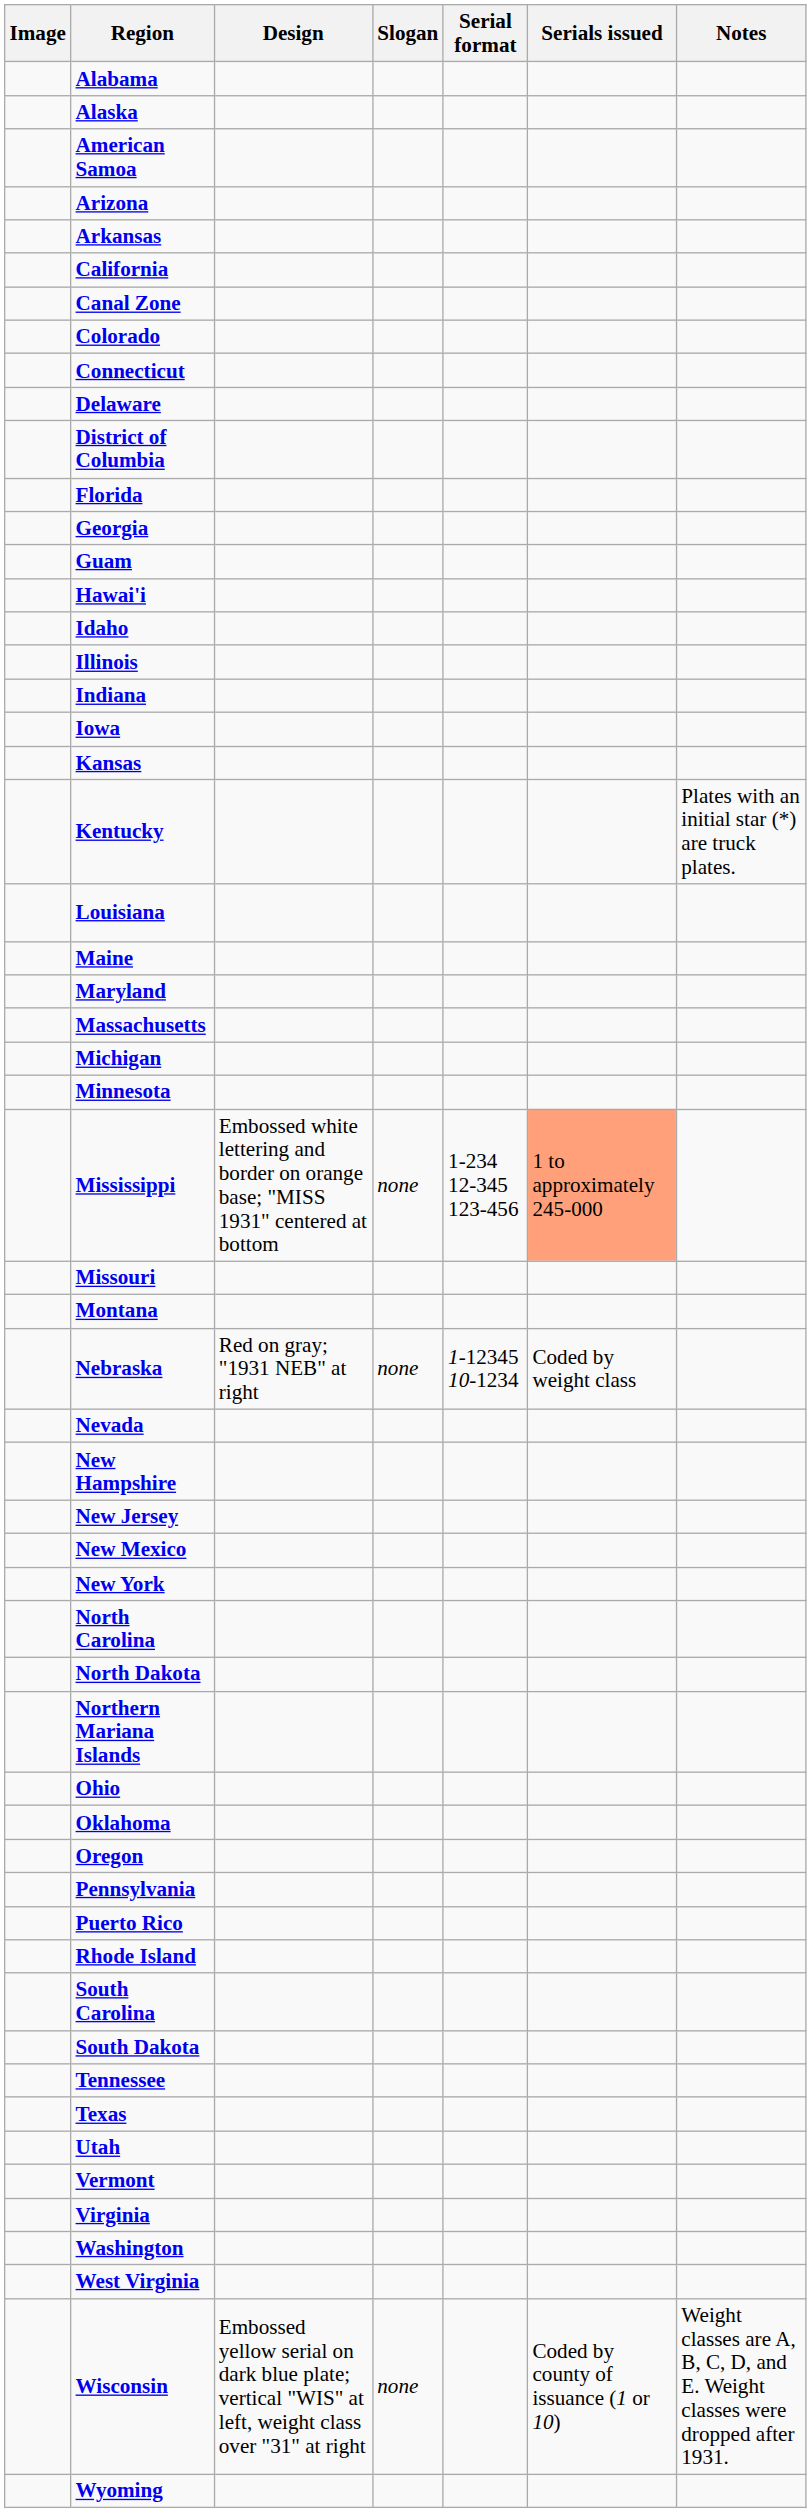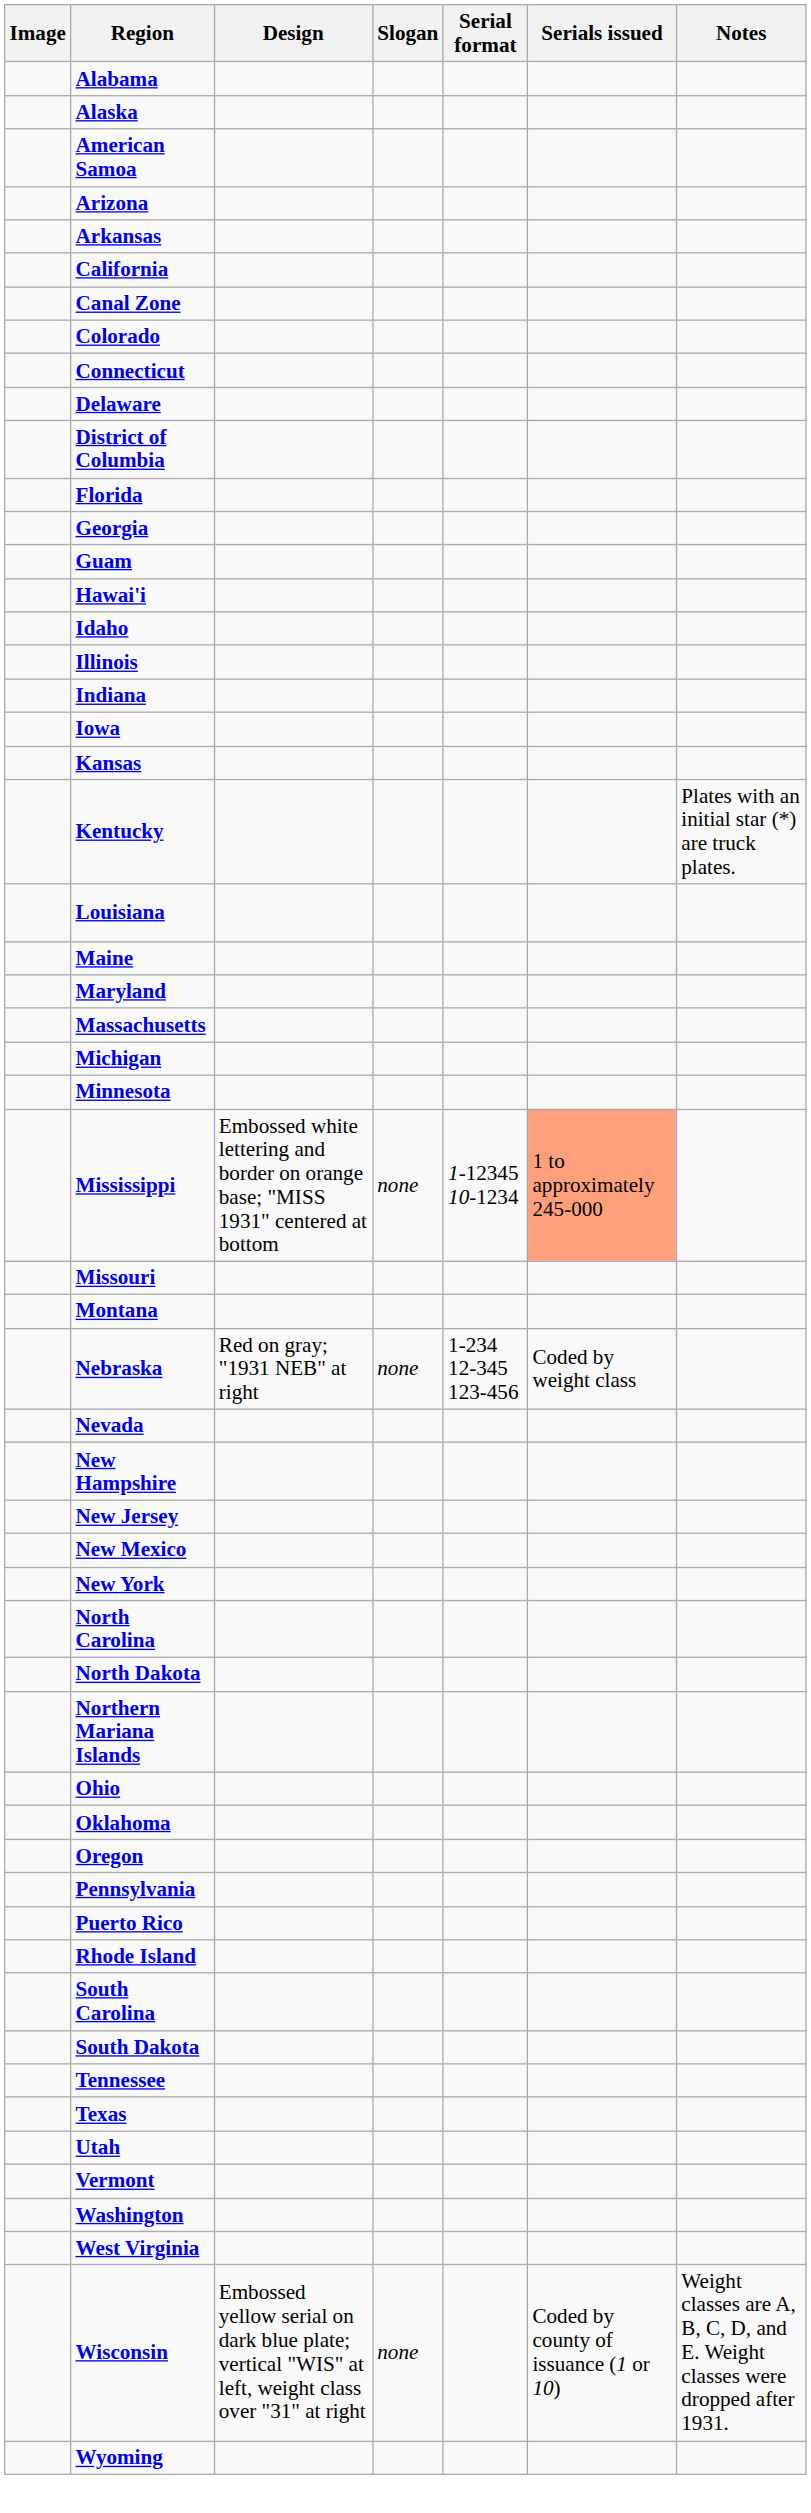(483, 1184) 1-234 12-345 123-456 -> (483, 1184) 1-12345 10-1234
(483, 1368) 1-12345 10-1234 -> (483, 1368) 1-234 12-345 123-456
- row: (113, 2214)
